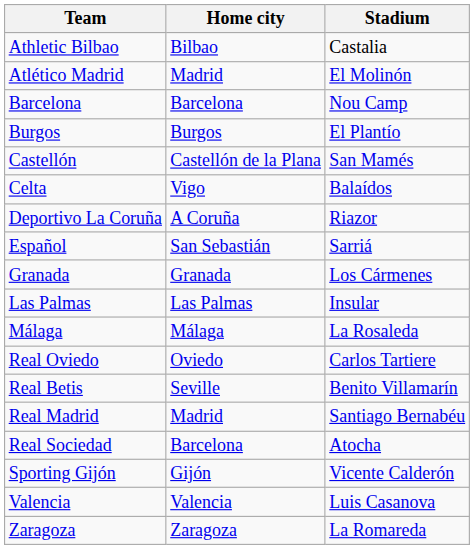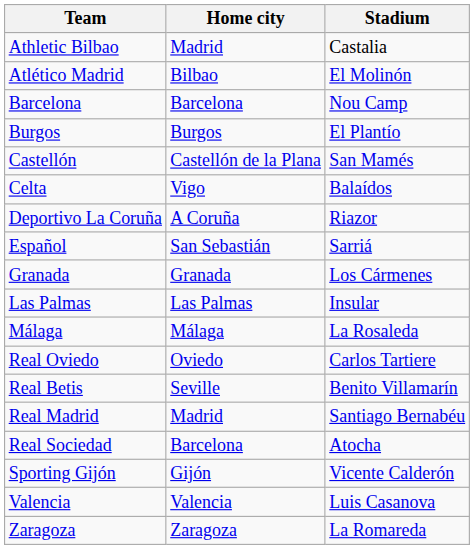(194, 47) Bilbao -> (197, 47) Madrid
(197, 75) Madrid -> (194, 75) Bilbao
